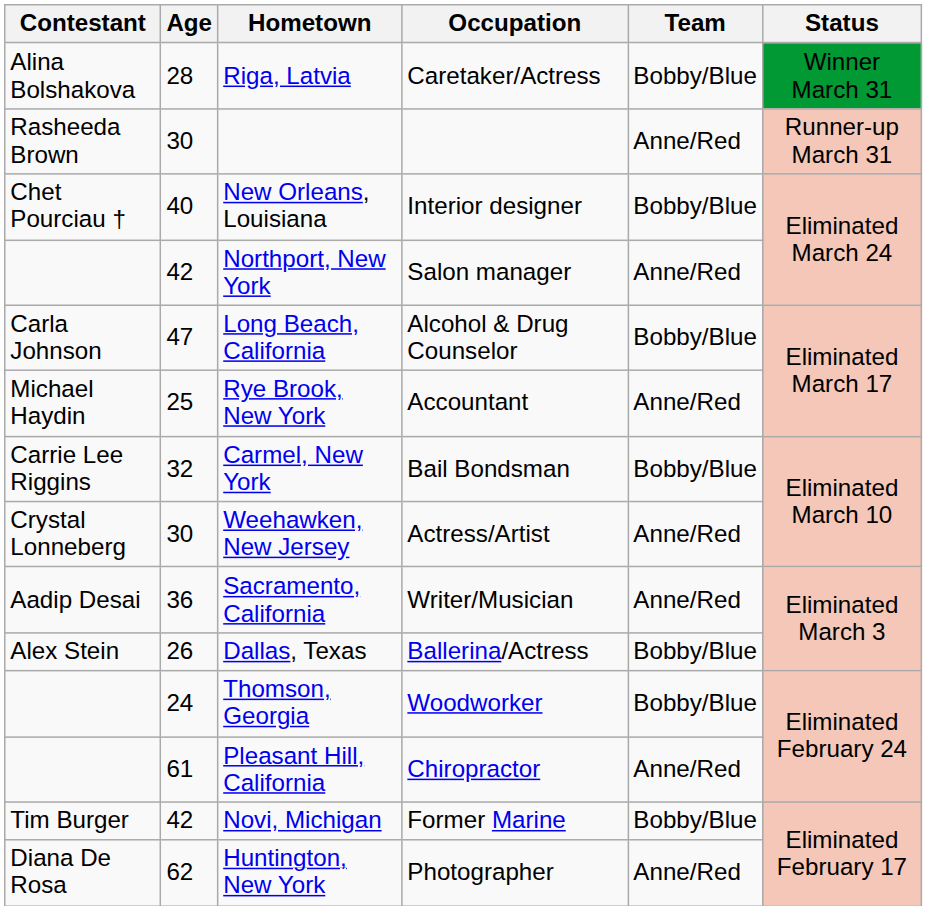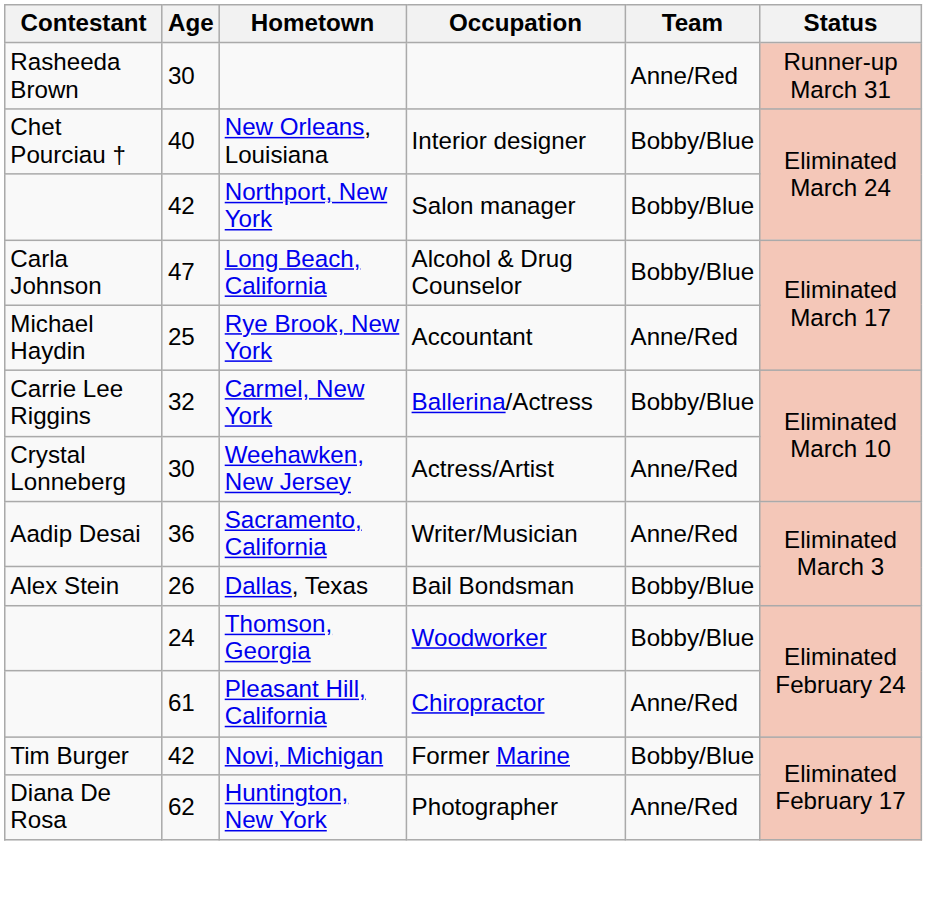- row: (287, 75)
(687, 272) Anne/Red -> (692, 206) Bobby/Blue
(489, 468) Bail Bondsman -> (502, 403) Ballerina/Actress
(498, 651) Ballerina/Actress -> (493, 585) Bail Bondsman
